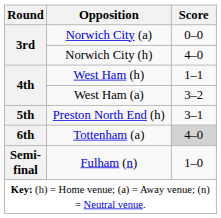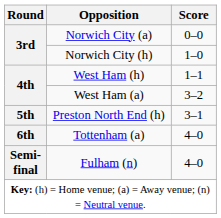(194, 55) 4–0 -> (194, 55) 1–0
(194, 135) lightgrey background -> (194, 135) no background
(194, 162) 1–0 -> (194, 162) 4–0
